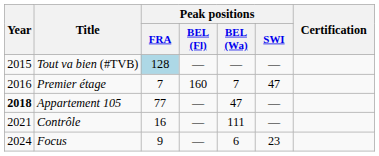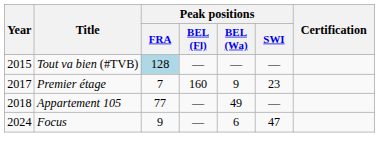(19, 83) 2016 -> (19, 83) 2017
(236, 83) 7 -> (236, 83) 9
(274, 83) 47 -> (274, 83) 23
(19, 102) bold -> (19, 102) normal
(236, 102) 47 -> (236, 102) 49
- row: (59, 122)
(274, 141) 23 -> (274, 122) 47
